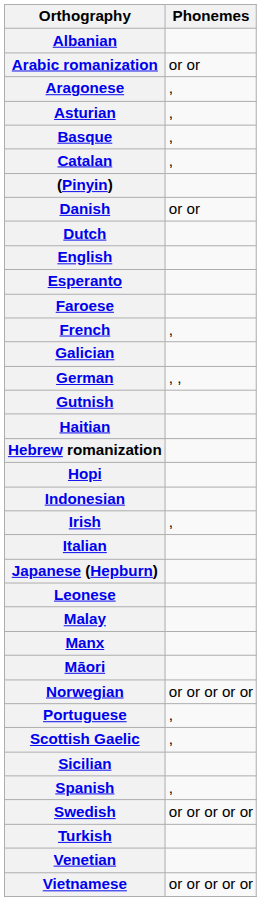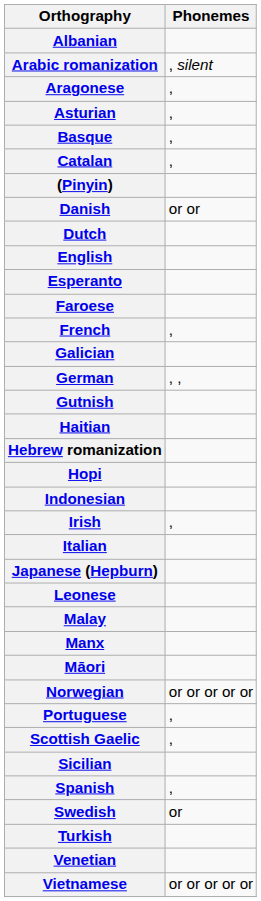(184, 64) or or -> (191, 64) , silent
(211, 812) or or or or or -> (175, 812) or
